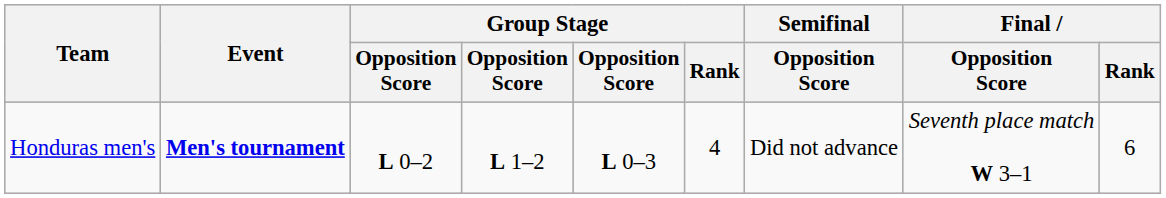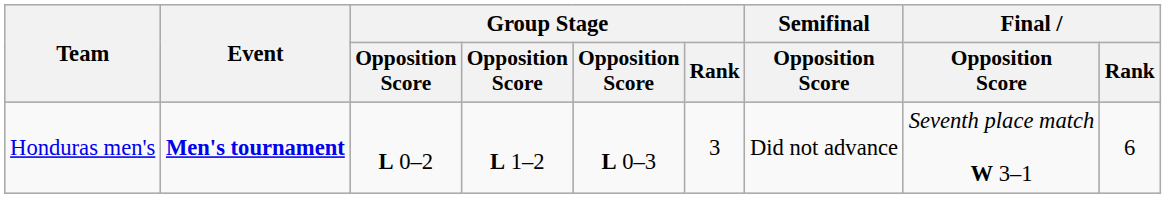(715, 147) 4 -> (715, 147) 3
